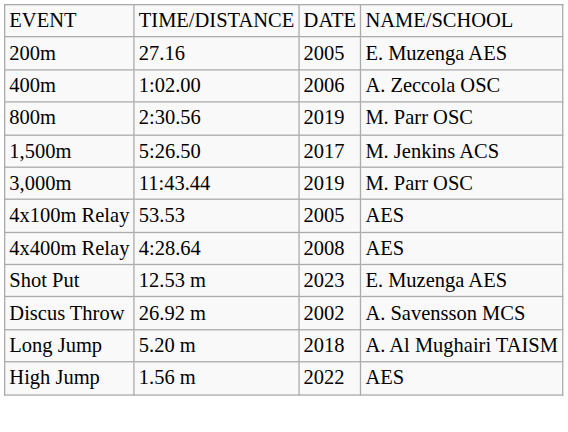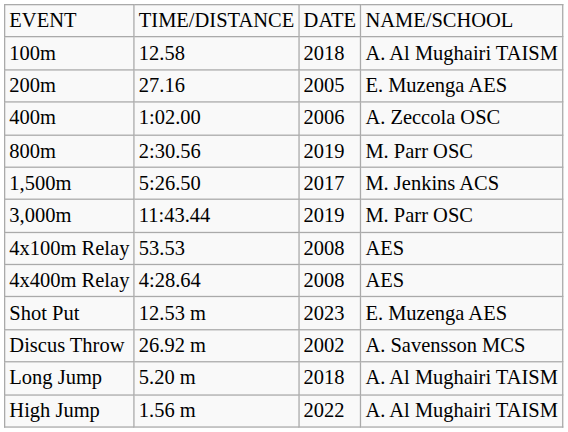+ row: (33, 53)
(324, 215) 2005 -> (324, 248) 2008
(385, 378) AES -> (462, 410) A. Al Mughairi TAISM
